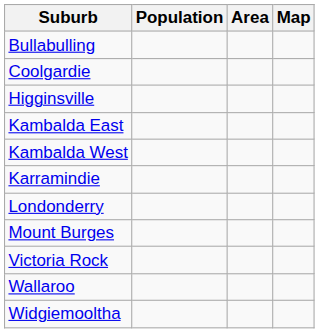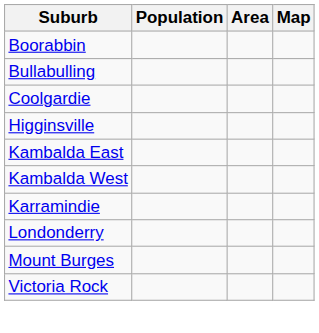+ row: (47, 44)
- row: (42, 286)
- row: (65, 313)
